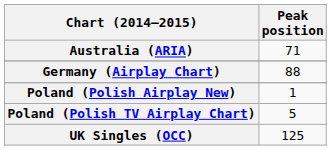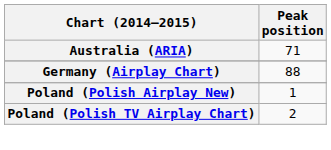(293, 114) 5 -> (293, 114) 2
- row: (132, 135)
